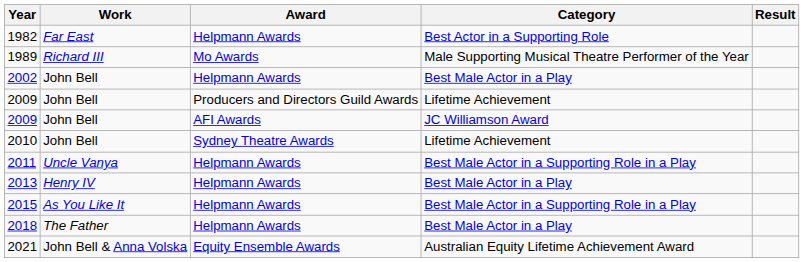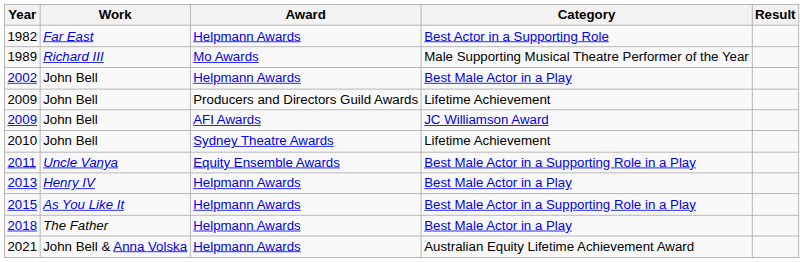(247, 162) Helpmann Awards -> (267, 162) Equity Ensemble Awards
(267, 246) Equity Ensemble Awards -> (247, 246) Helpmann Awards
